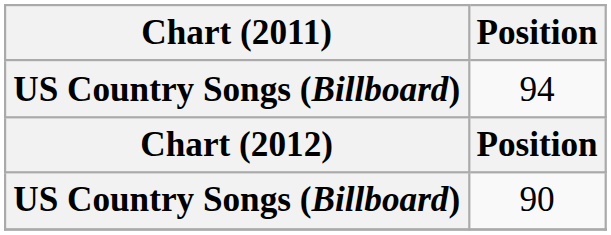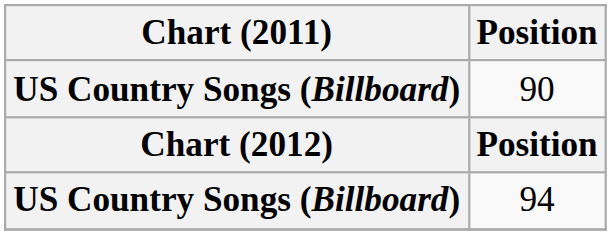rows swapped: (537, 88) <-> (537, 199)
